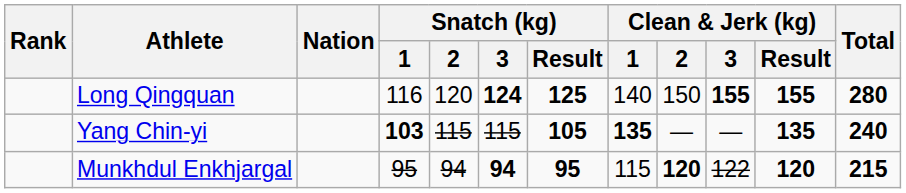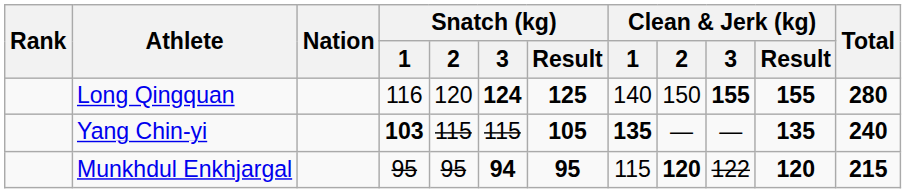(453, 168) 94 -> (453, 168) 95
